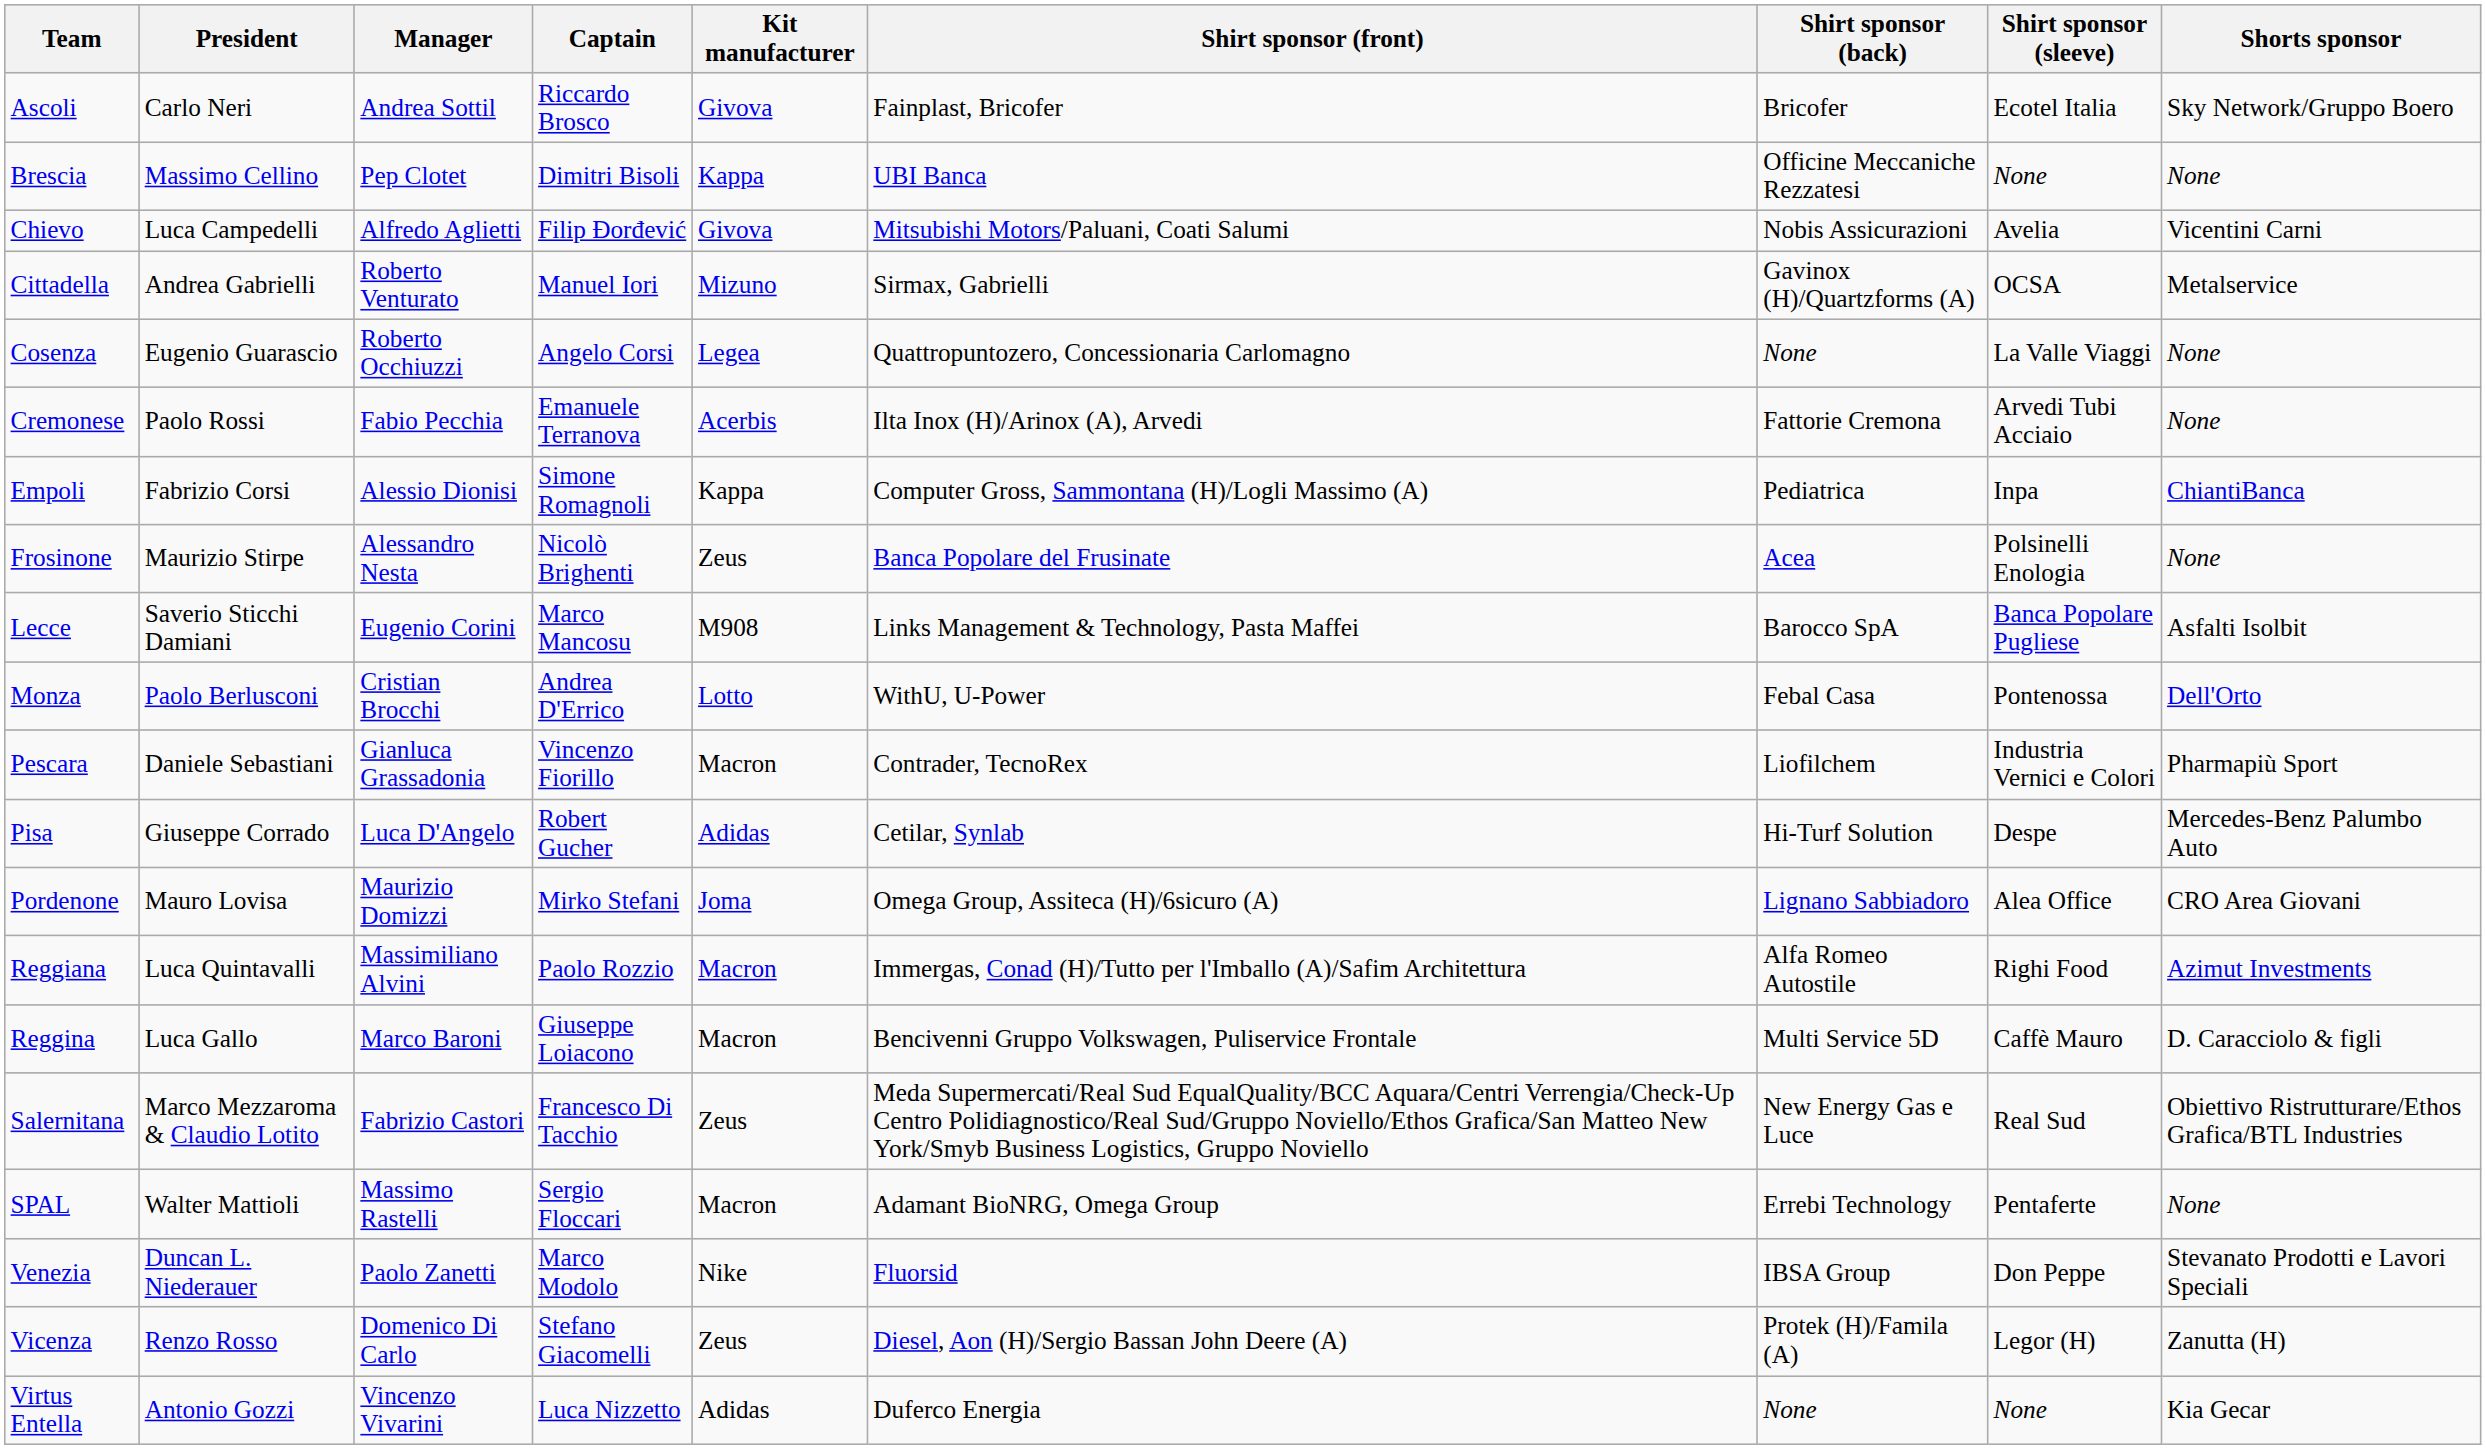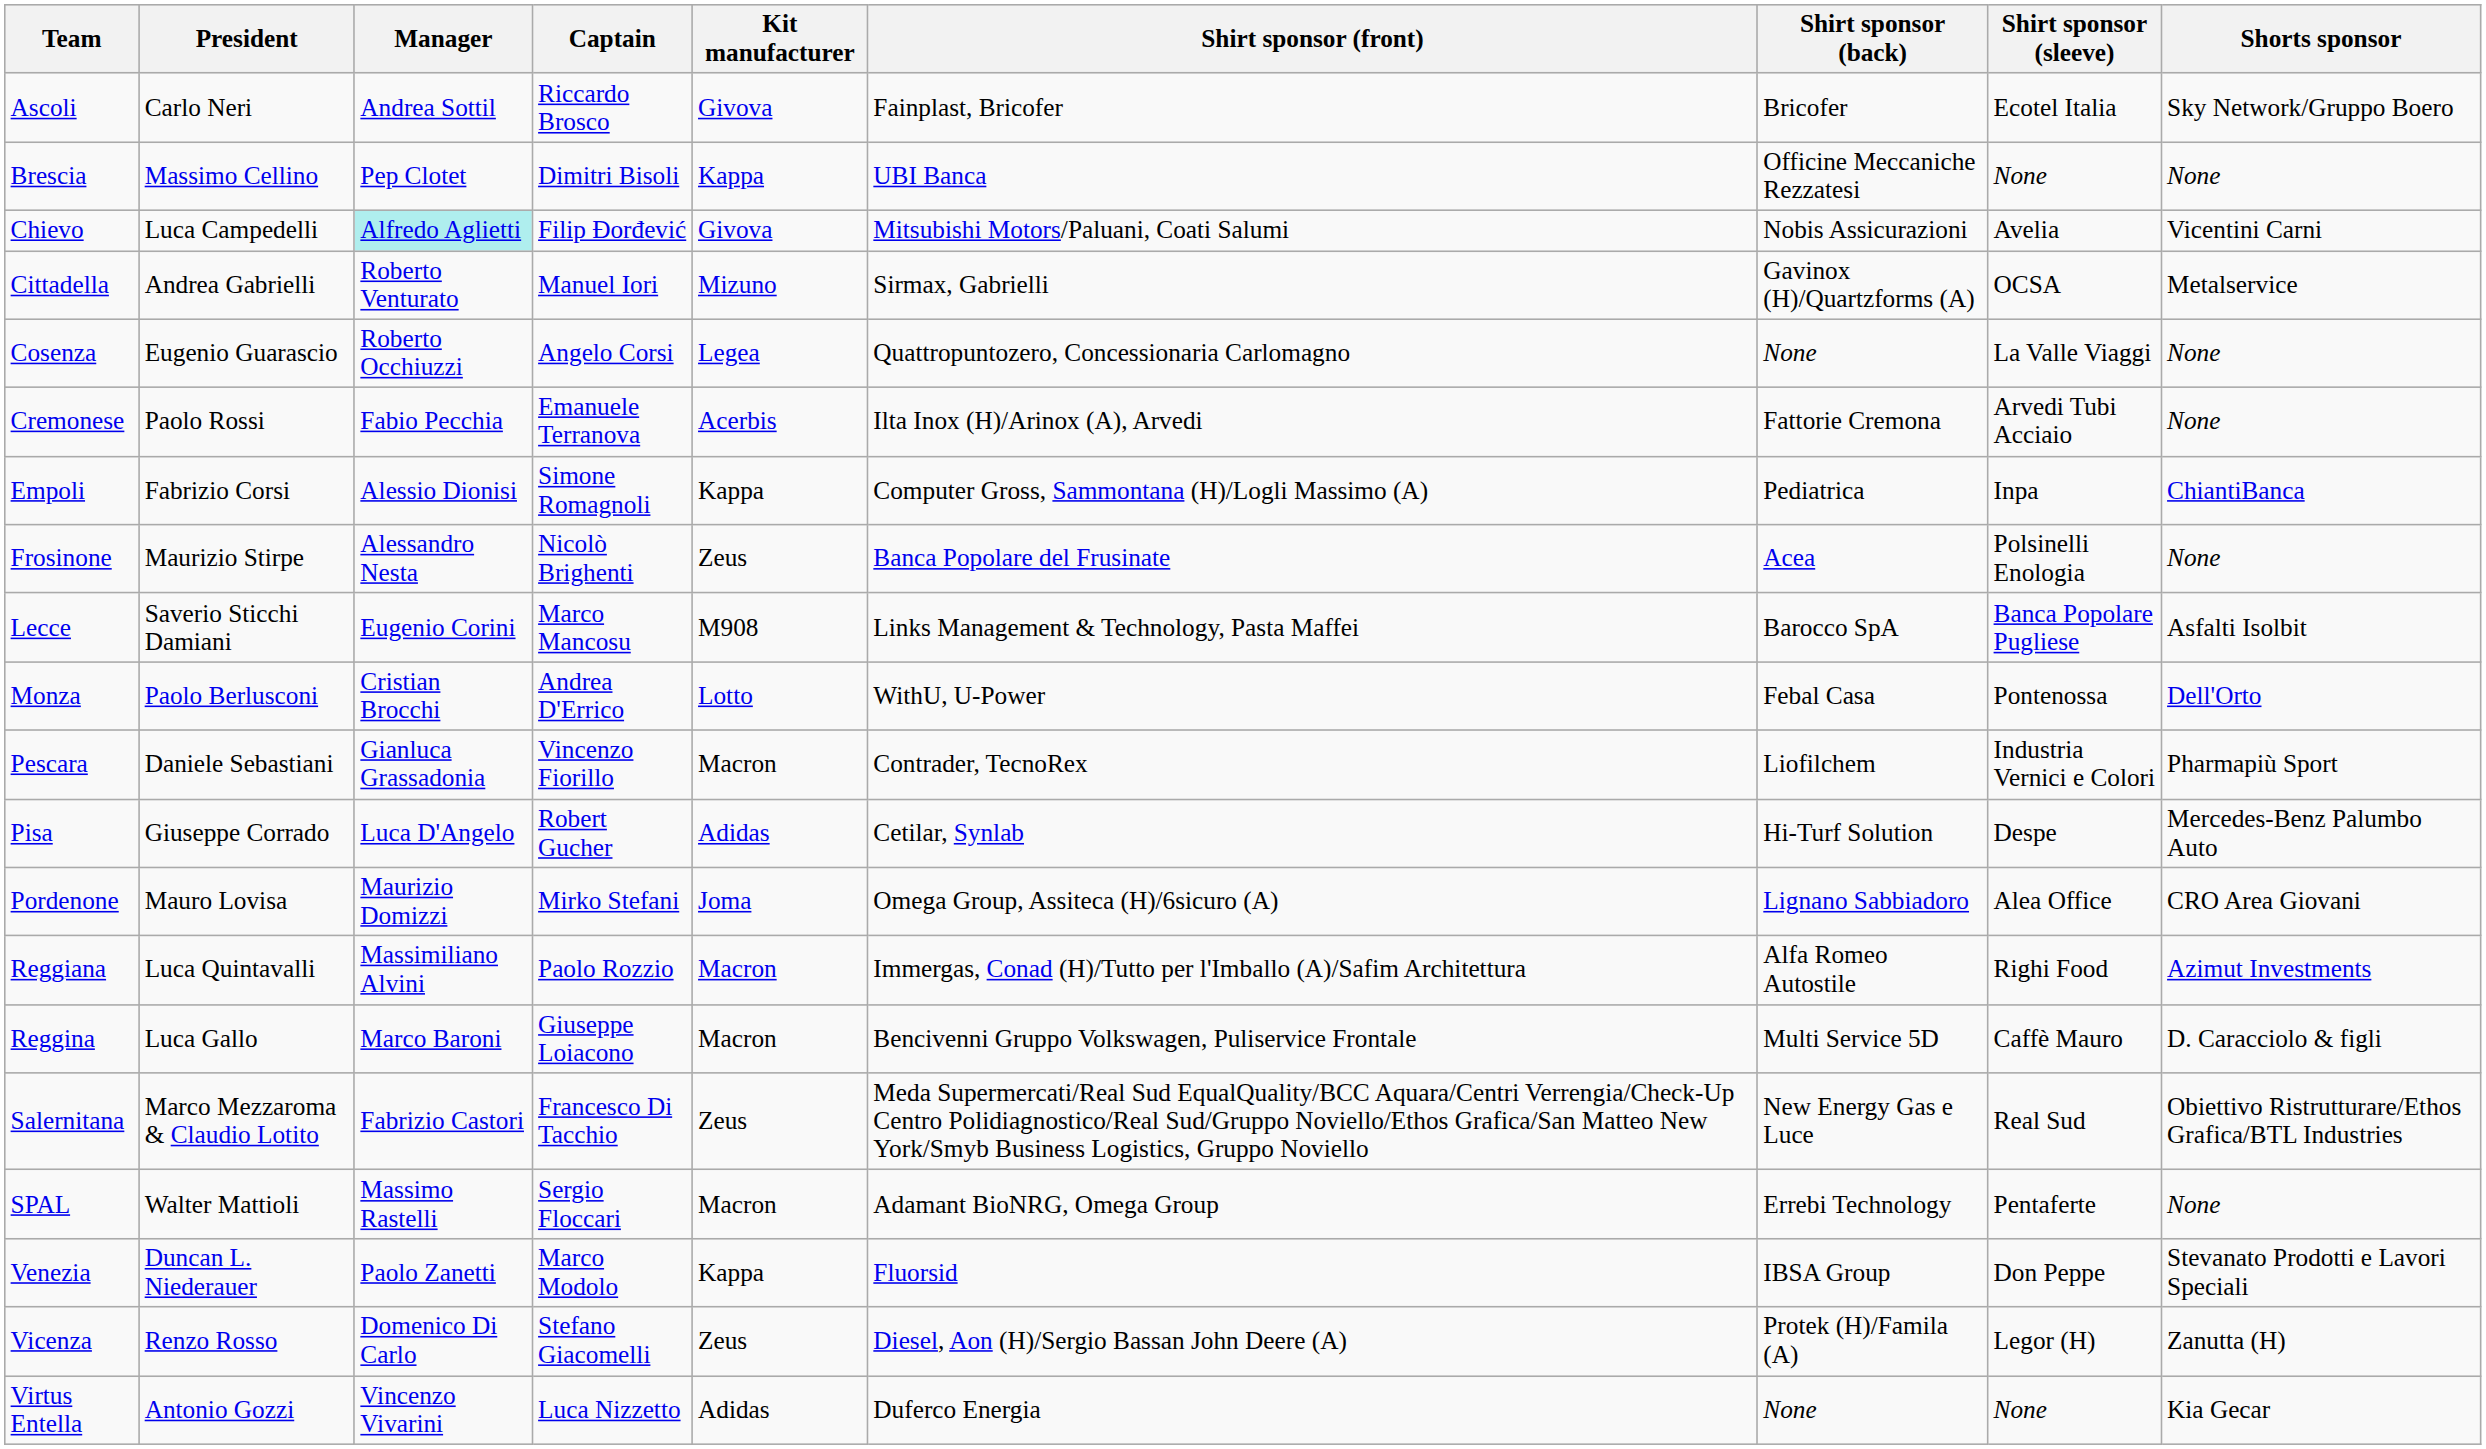(441, 230) no background -> (441, 230) paleturquoise background
(723, 1272) Nike -> (731, 1272) Kappa
